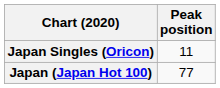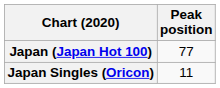rows swapped: (81, 72) <-> (81, 51)
